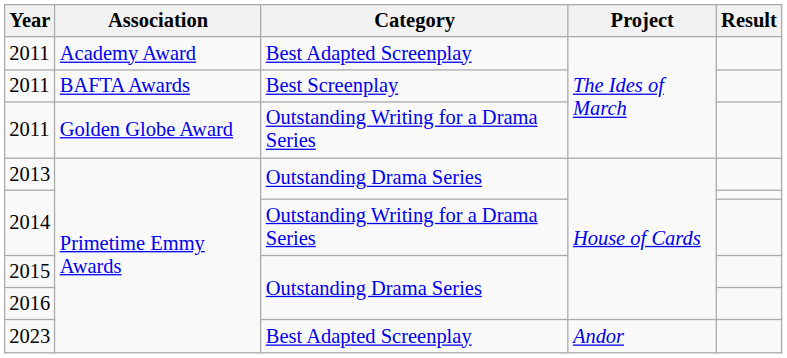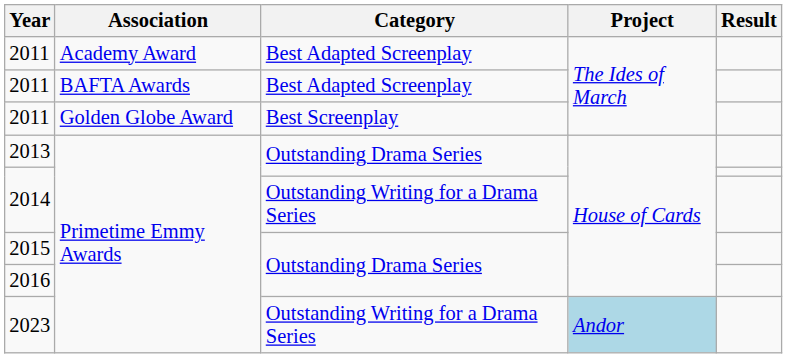(332, 85) Best Screenplay -> (369, 85) Best Adapted Screenplay
(402, 129) Outstanding Writing for a Drama Series -> (332, 118) Best Screenplay
(369, 336) Best Adapted Screenplay -> (402, 324) Outstanding Writing for a Drama Series
(598, 336) no background -> (598, 324) lightblue background
